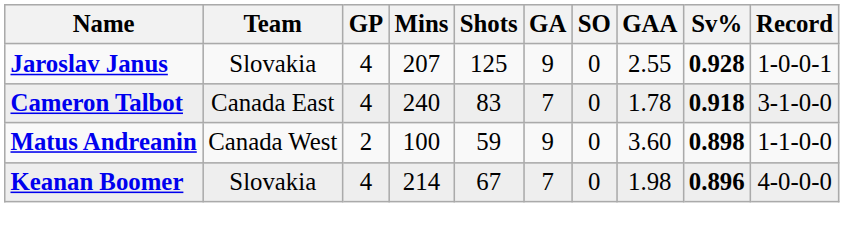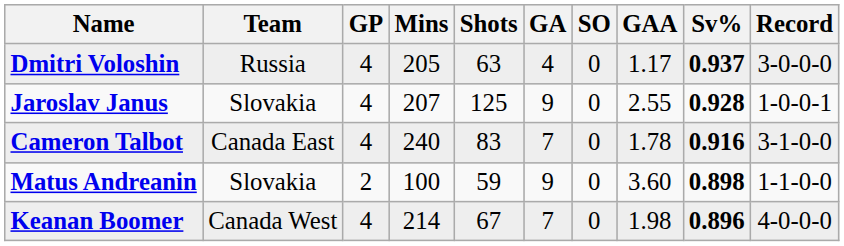+ row: (95, 63)
(717, 102) 0.918 -> (717, 142) 0.916
(273, 142) Canada West -> (273, 181) Slovakia
(273, 181) Slovakia -> (273, 220) Canada West
